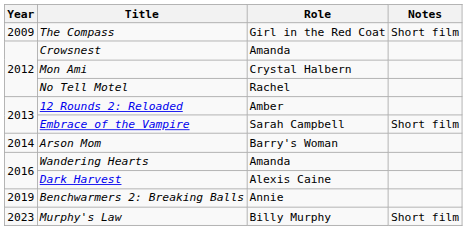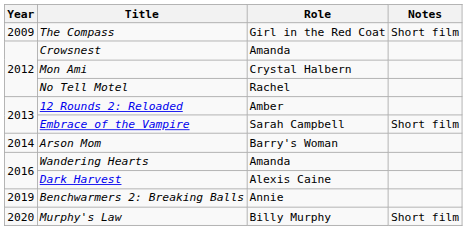(21, 216) 2023 -> (21, 216) 2020
